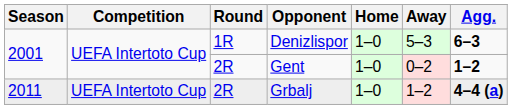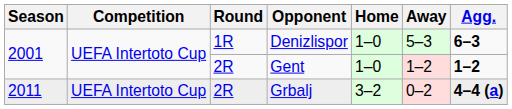(419, 66) 0–2 -> (419, 66) 1–2
(368, 91) 1–0 -> (368, 91) 3–2
(419, 91) 1–2 -> (419, 91) 0–2
